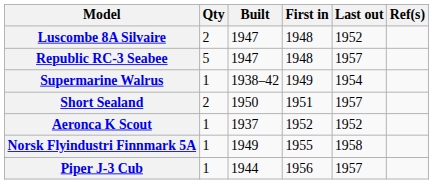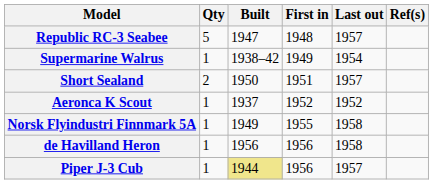- row: (102, 37)
+ row: (102, 146)
(245, 168) no background -> (245, 168) khaki background
